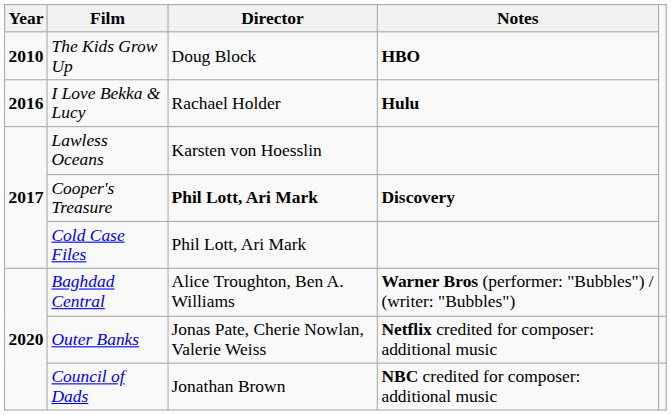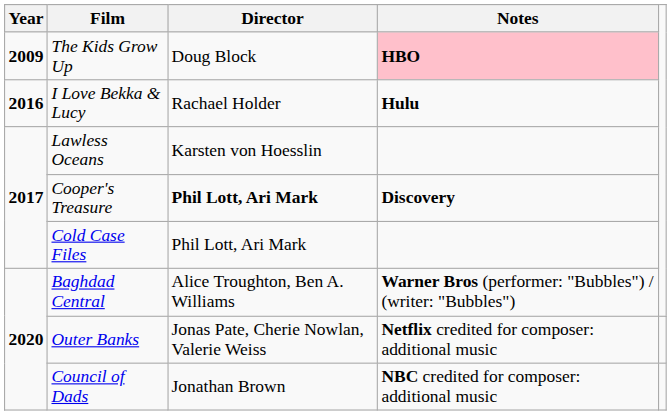(26, 55) 2010 -> (26, 55) 2009
(401, 55) no background -> (401, 55) pink background
